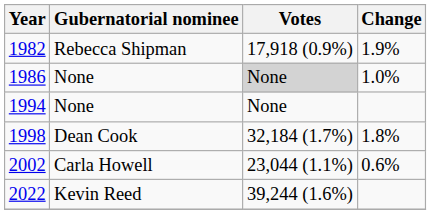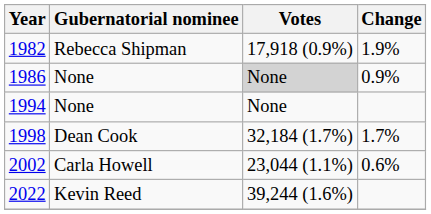(381, 77) 1.0% -> (381, 77) 0.9%
(381, 135) 1.8% -> (381, 135) 1.7%
